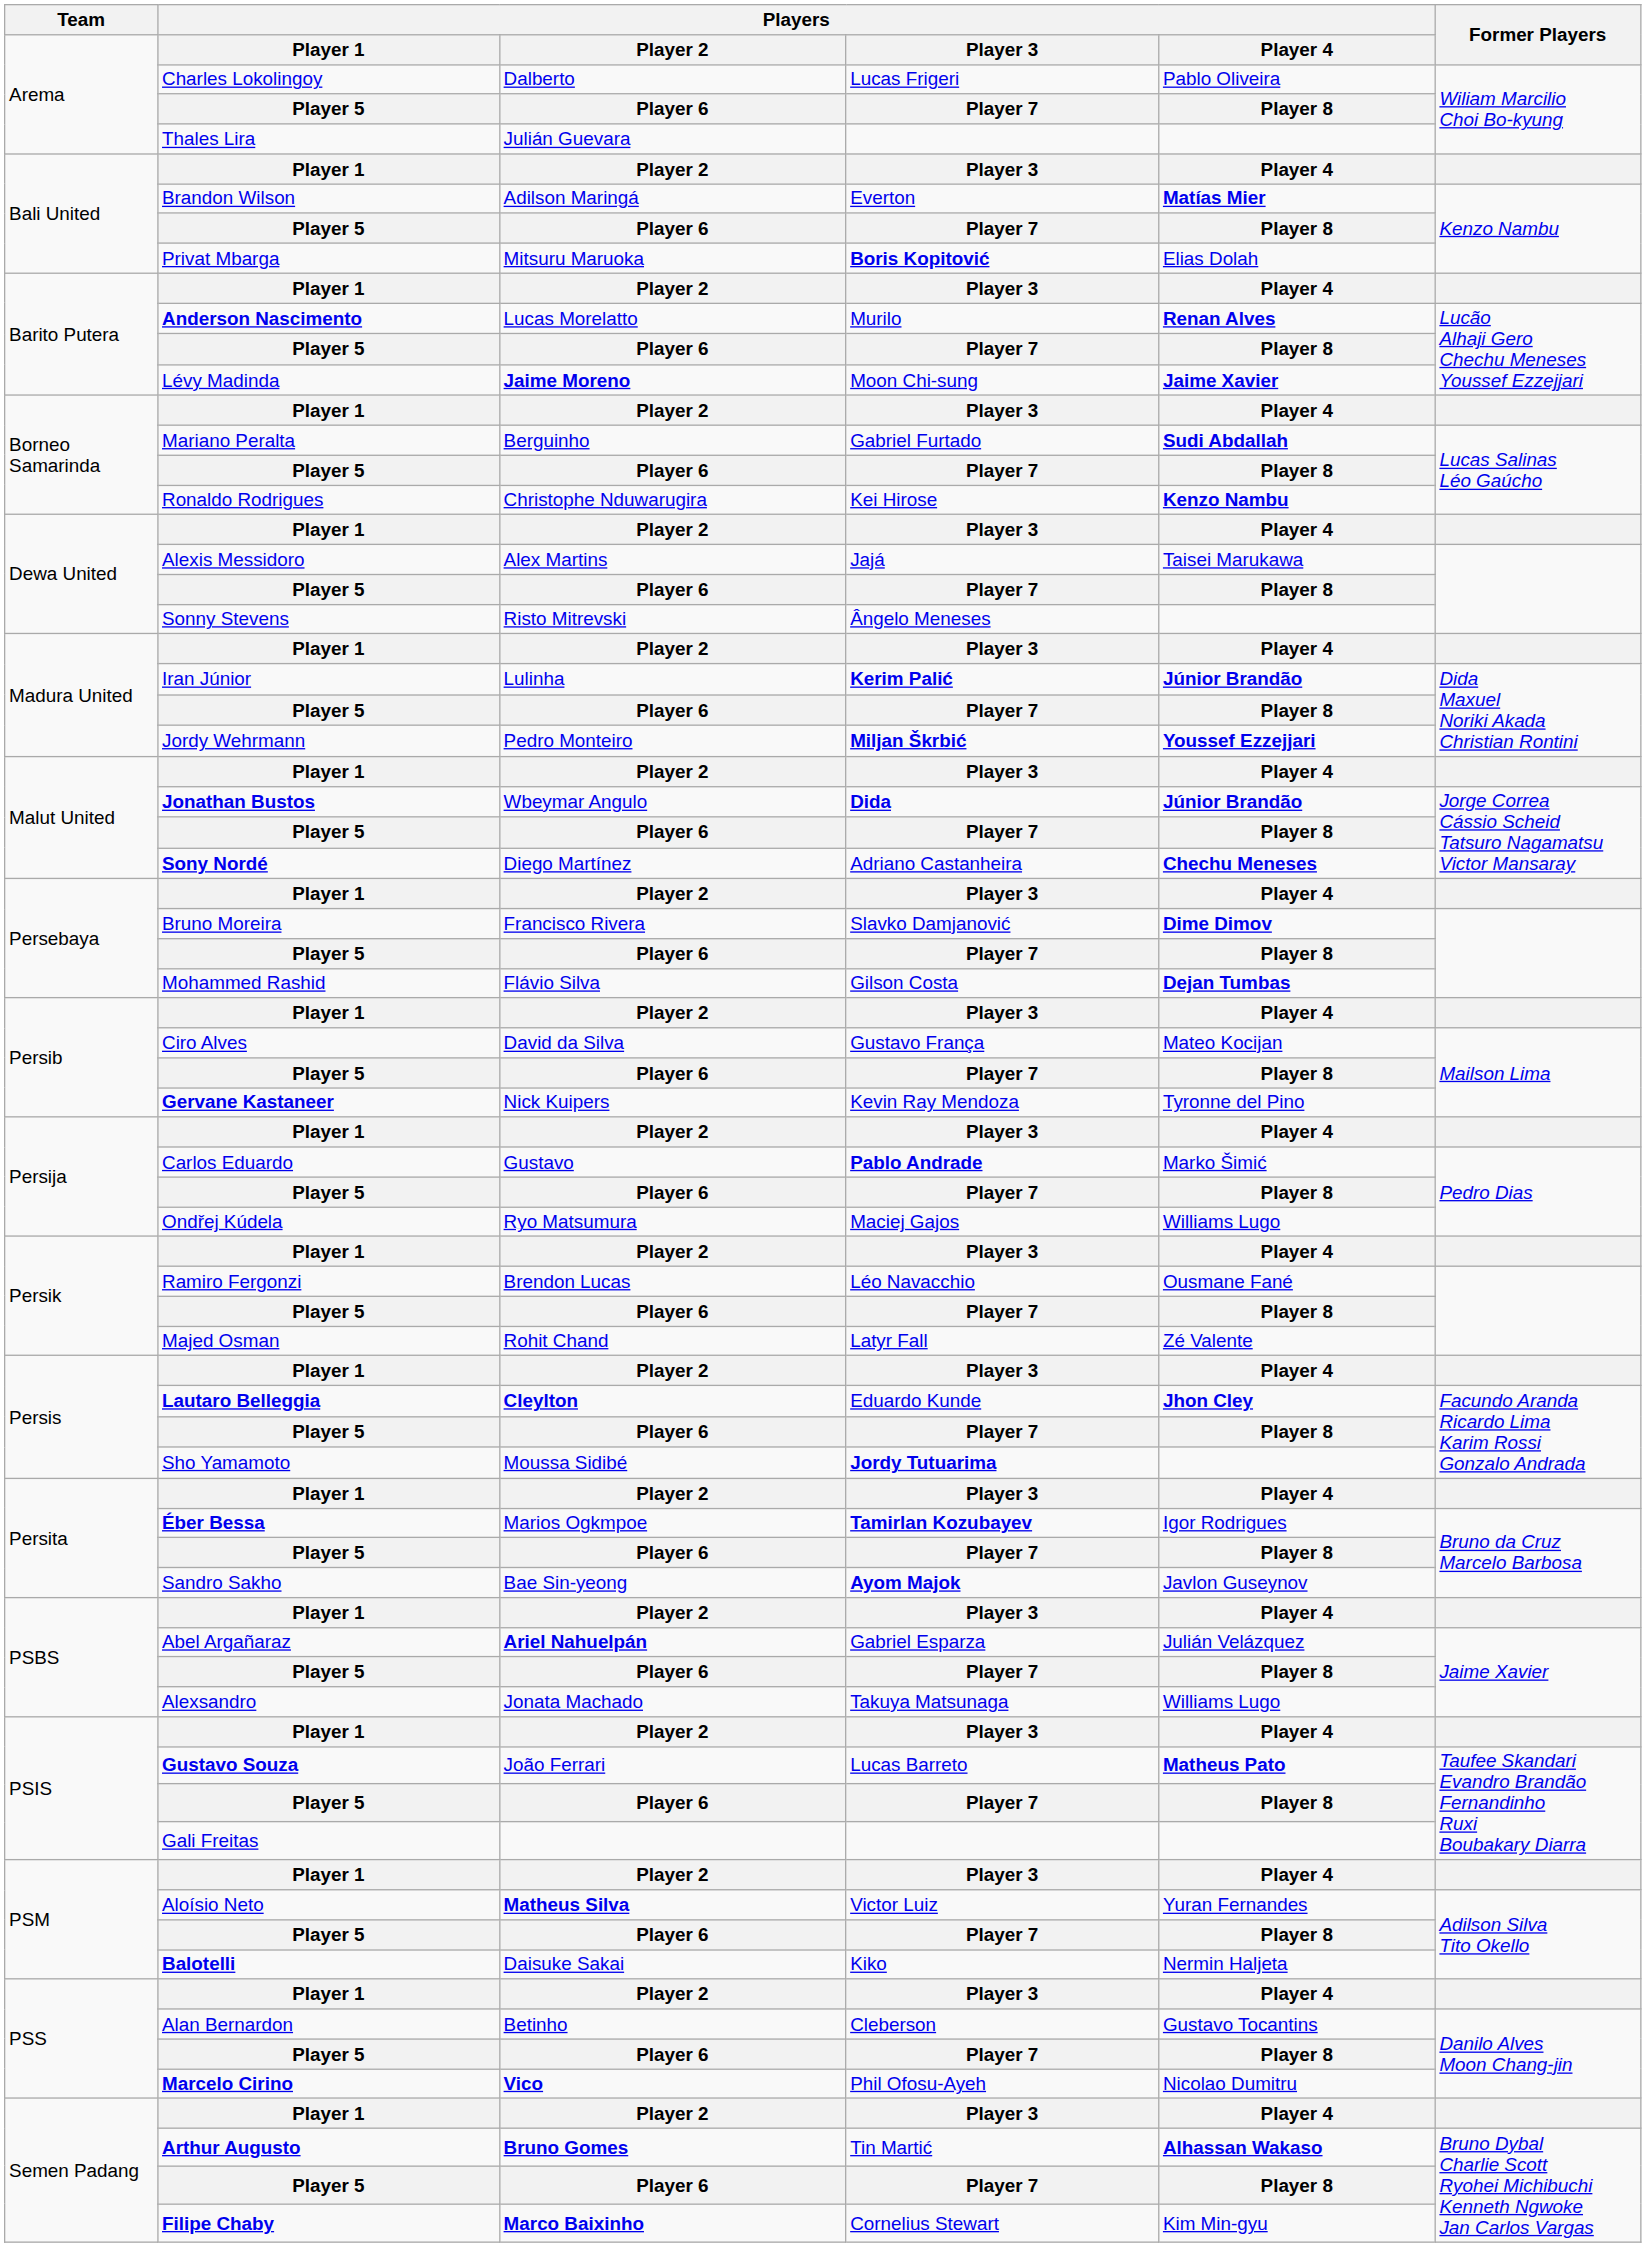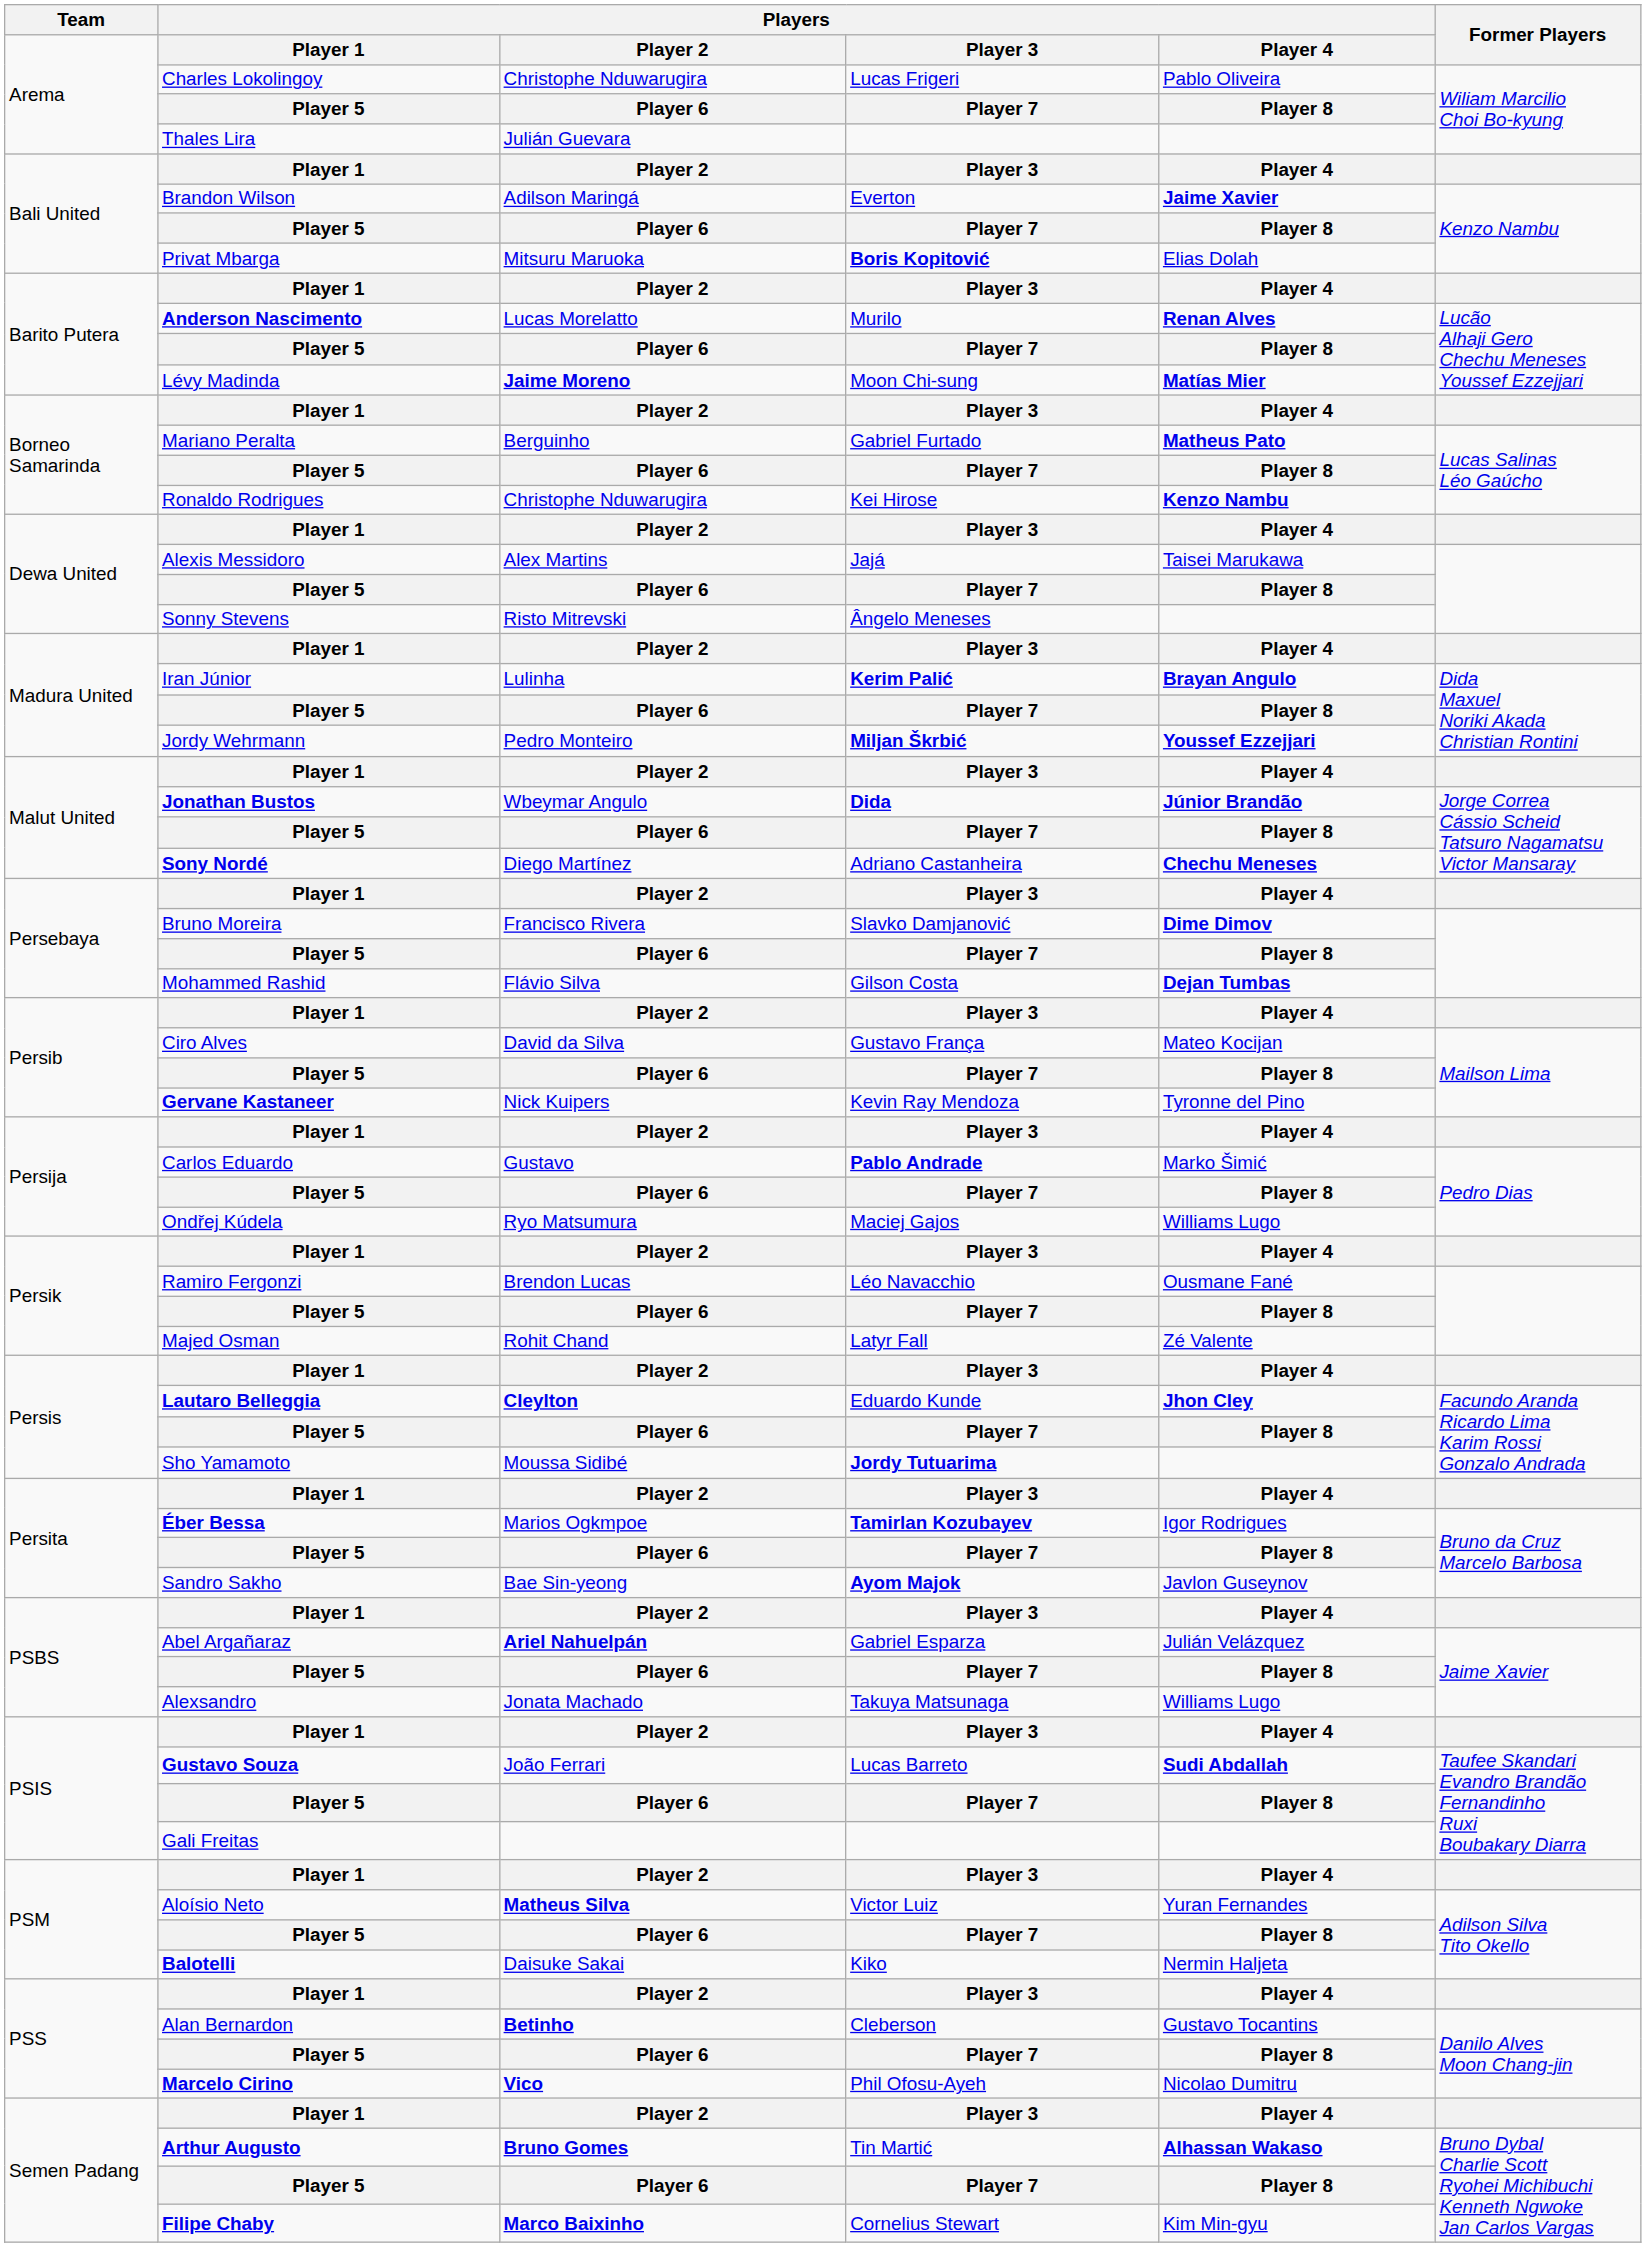(539, 80) Dalberto -> (605, 80) Christophe Nduwarugira
(1214, 199) Matías Mier -> (1221, 199) Jaime Xavier
(1221, 380) Jaime Xavier -> (1214, 380) Matías Mier
(1225, 440) Sudi Abdallah -> (1224, 440) Matheus Pato
(1233, 679) Júnior Brandão -> (1230, 679) Brayan Angulo
(1224, 1766) Matheus Pato -> (1225, 1766) Sudi Abdallah
(536, 2024) normal -> (539, 2024) bold
